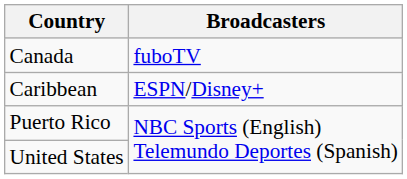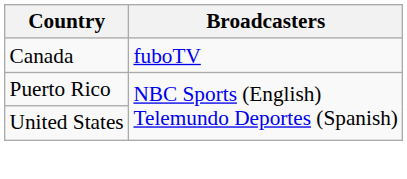- row: (53, 88)
